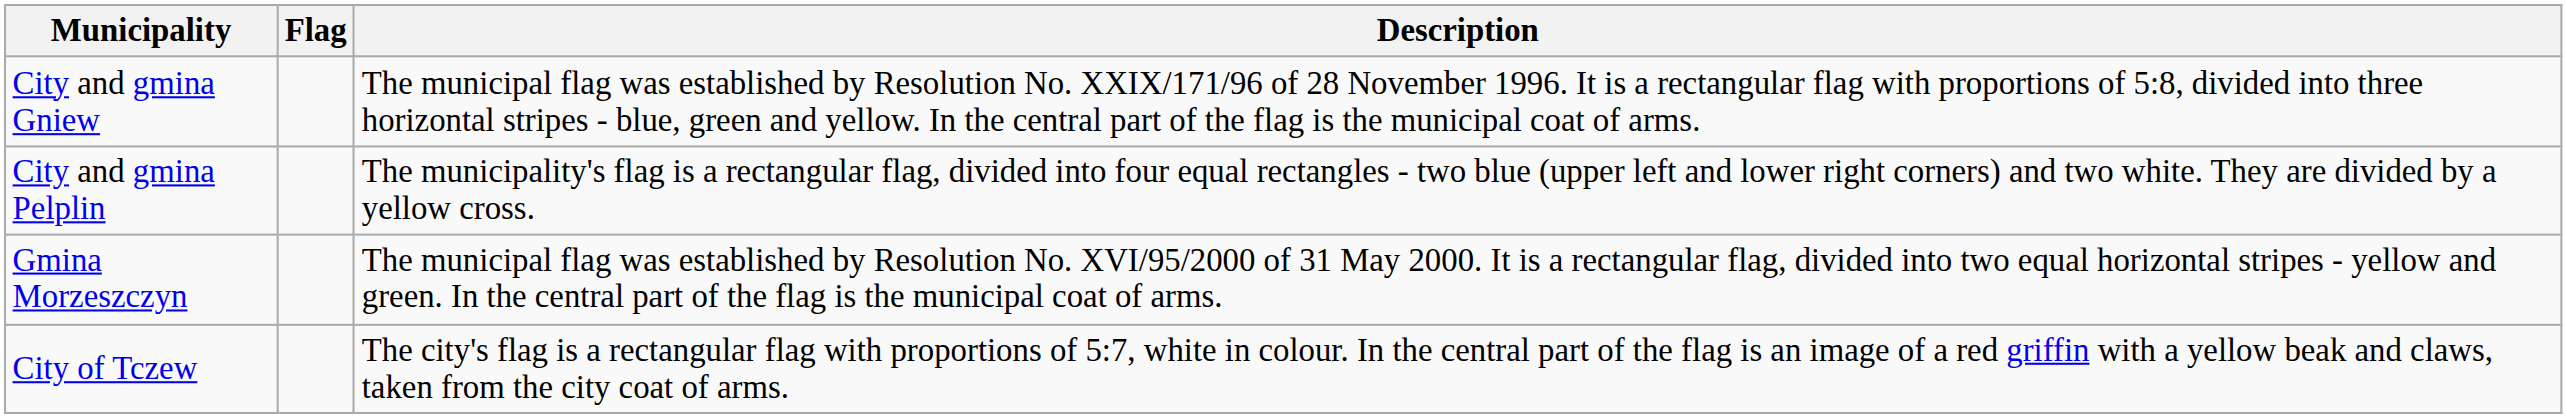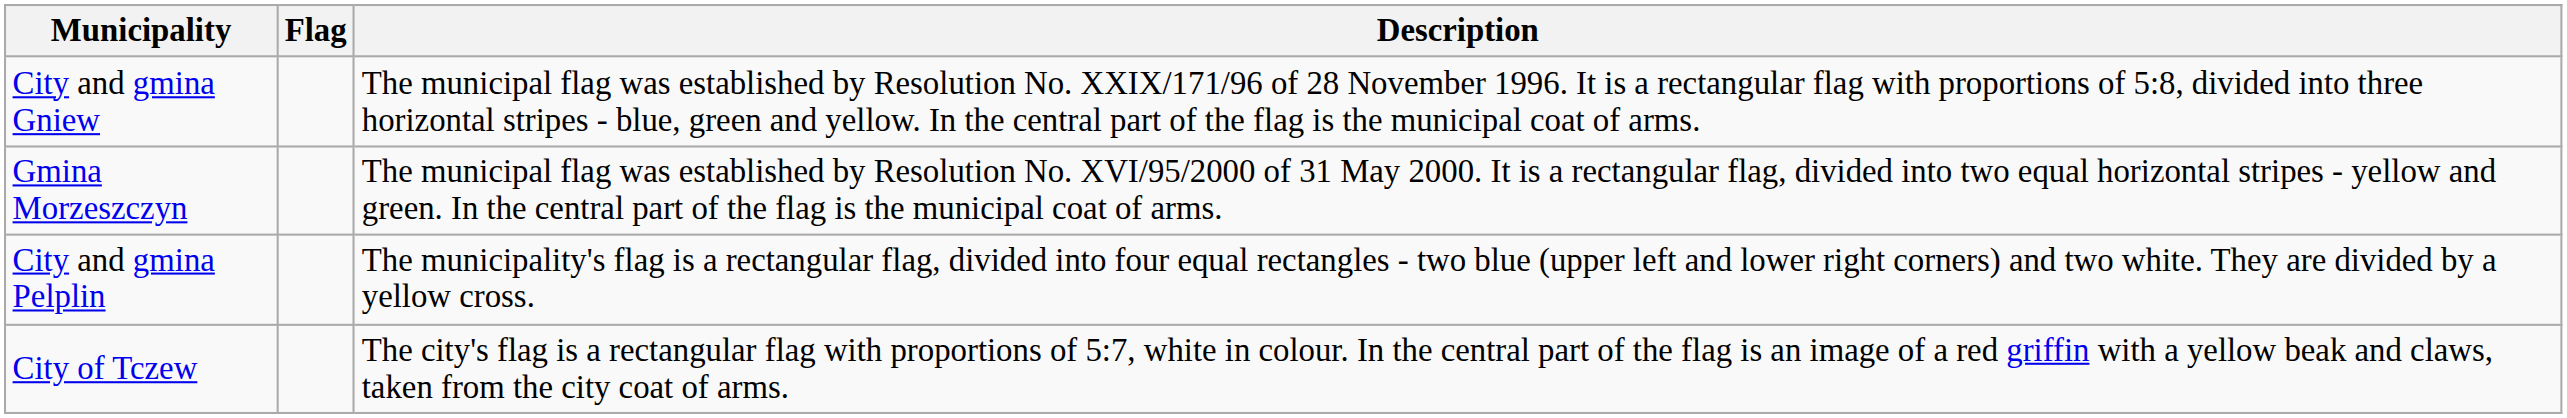rows swapped: (100, 278) <-> (114, 189)
